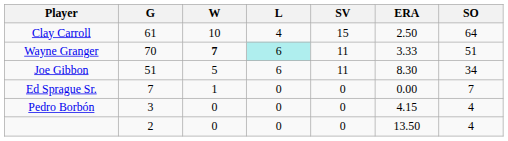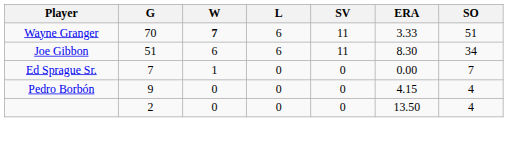- row: (61, 32)
(279, 51) paleturquoise background -> (279, 32) no background
(214, 70) 5 -> (214, 51) 6
(150, 107) 3 -> (150, 88) 9
